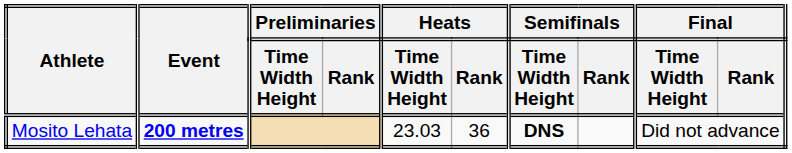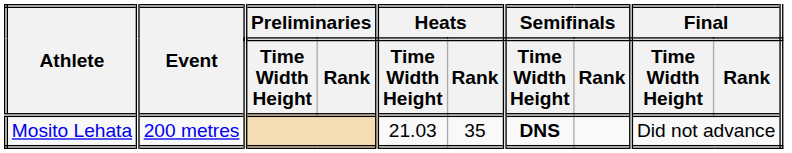(194, 131) bold -> (192, 131) normal
(417, 131) 23.03 -> (413, 131) 21.03
(479, 131) 36 -> (475, 131) 35
